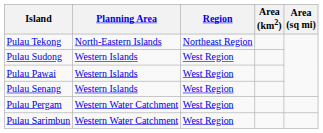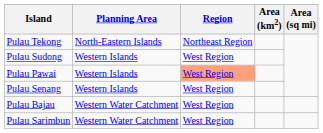(208, 73) no background -> (208, 73) lightsalmon background
+ row: (31, 104)
- row: (34, 104)
